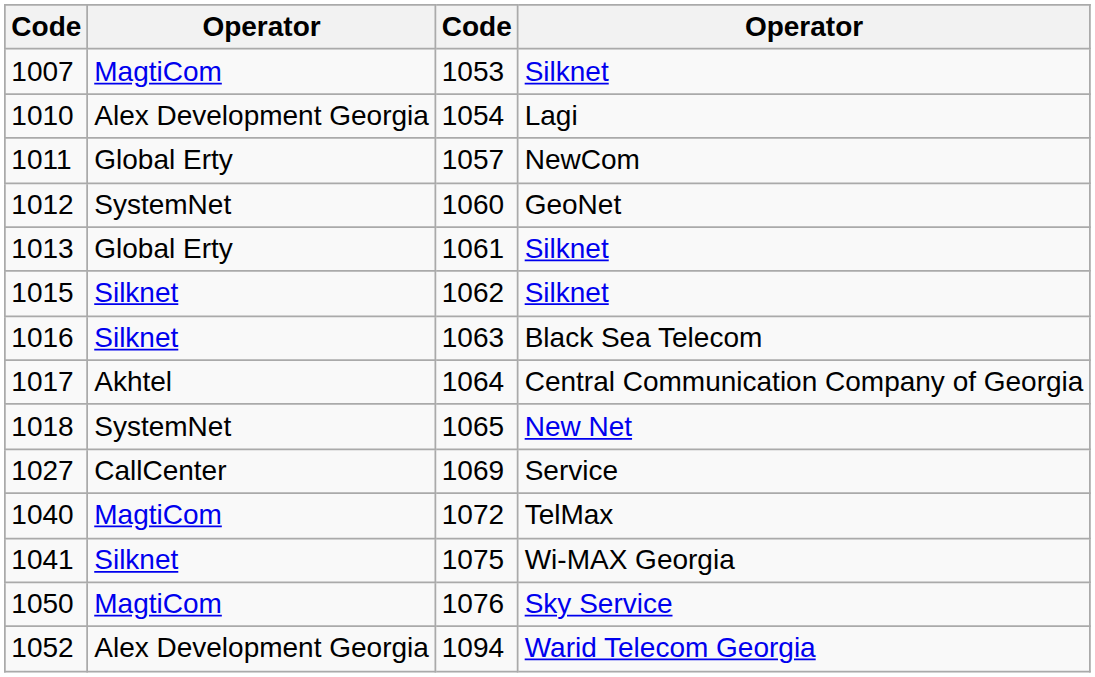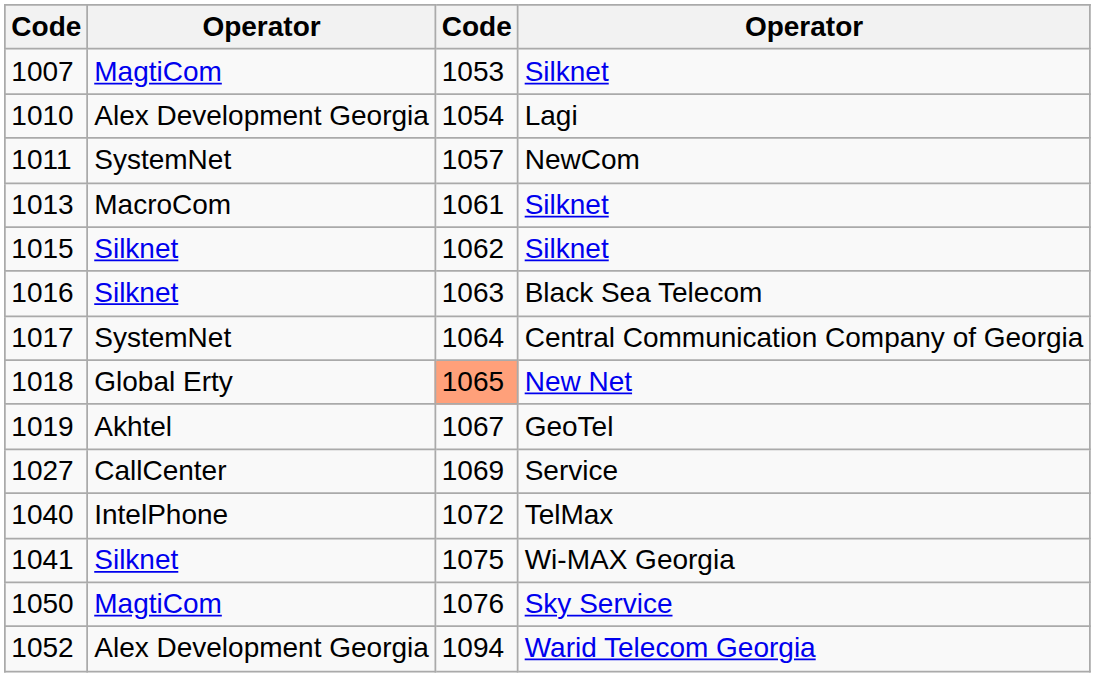(163, 159) Global Erty -> (163, 159) SystemNet
- row: (42, 204)
(163, 248) Global Erty -> (163, 204) MacroCom
(133, 381) Akhtel -> (163, 337) SystemNet
(163, 426) SystemNet -> (163, 381) Global Erty
(473, 426) no background -> (473, 381) lightsalmon background
+ row: (42, 426)
(158, 515) MagtiCom -> (161, 515) IntelPhone
